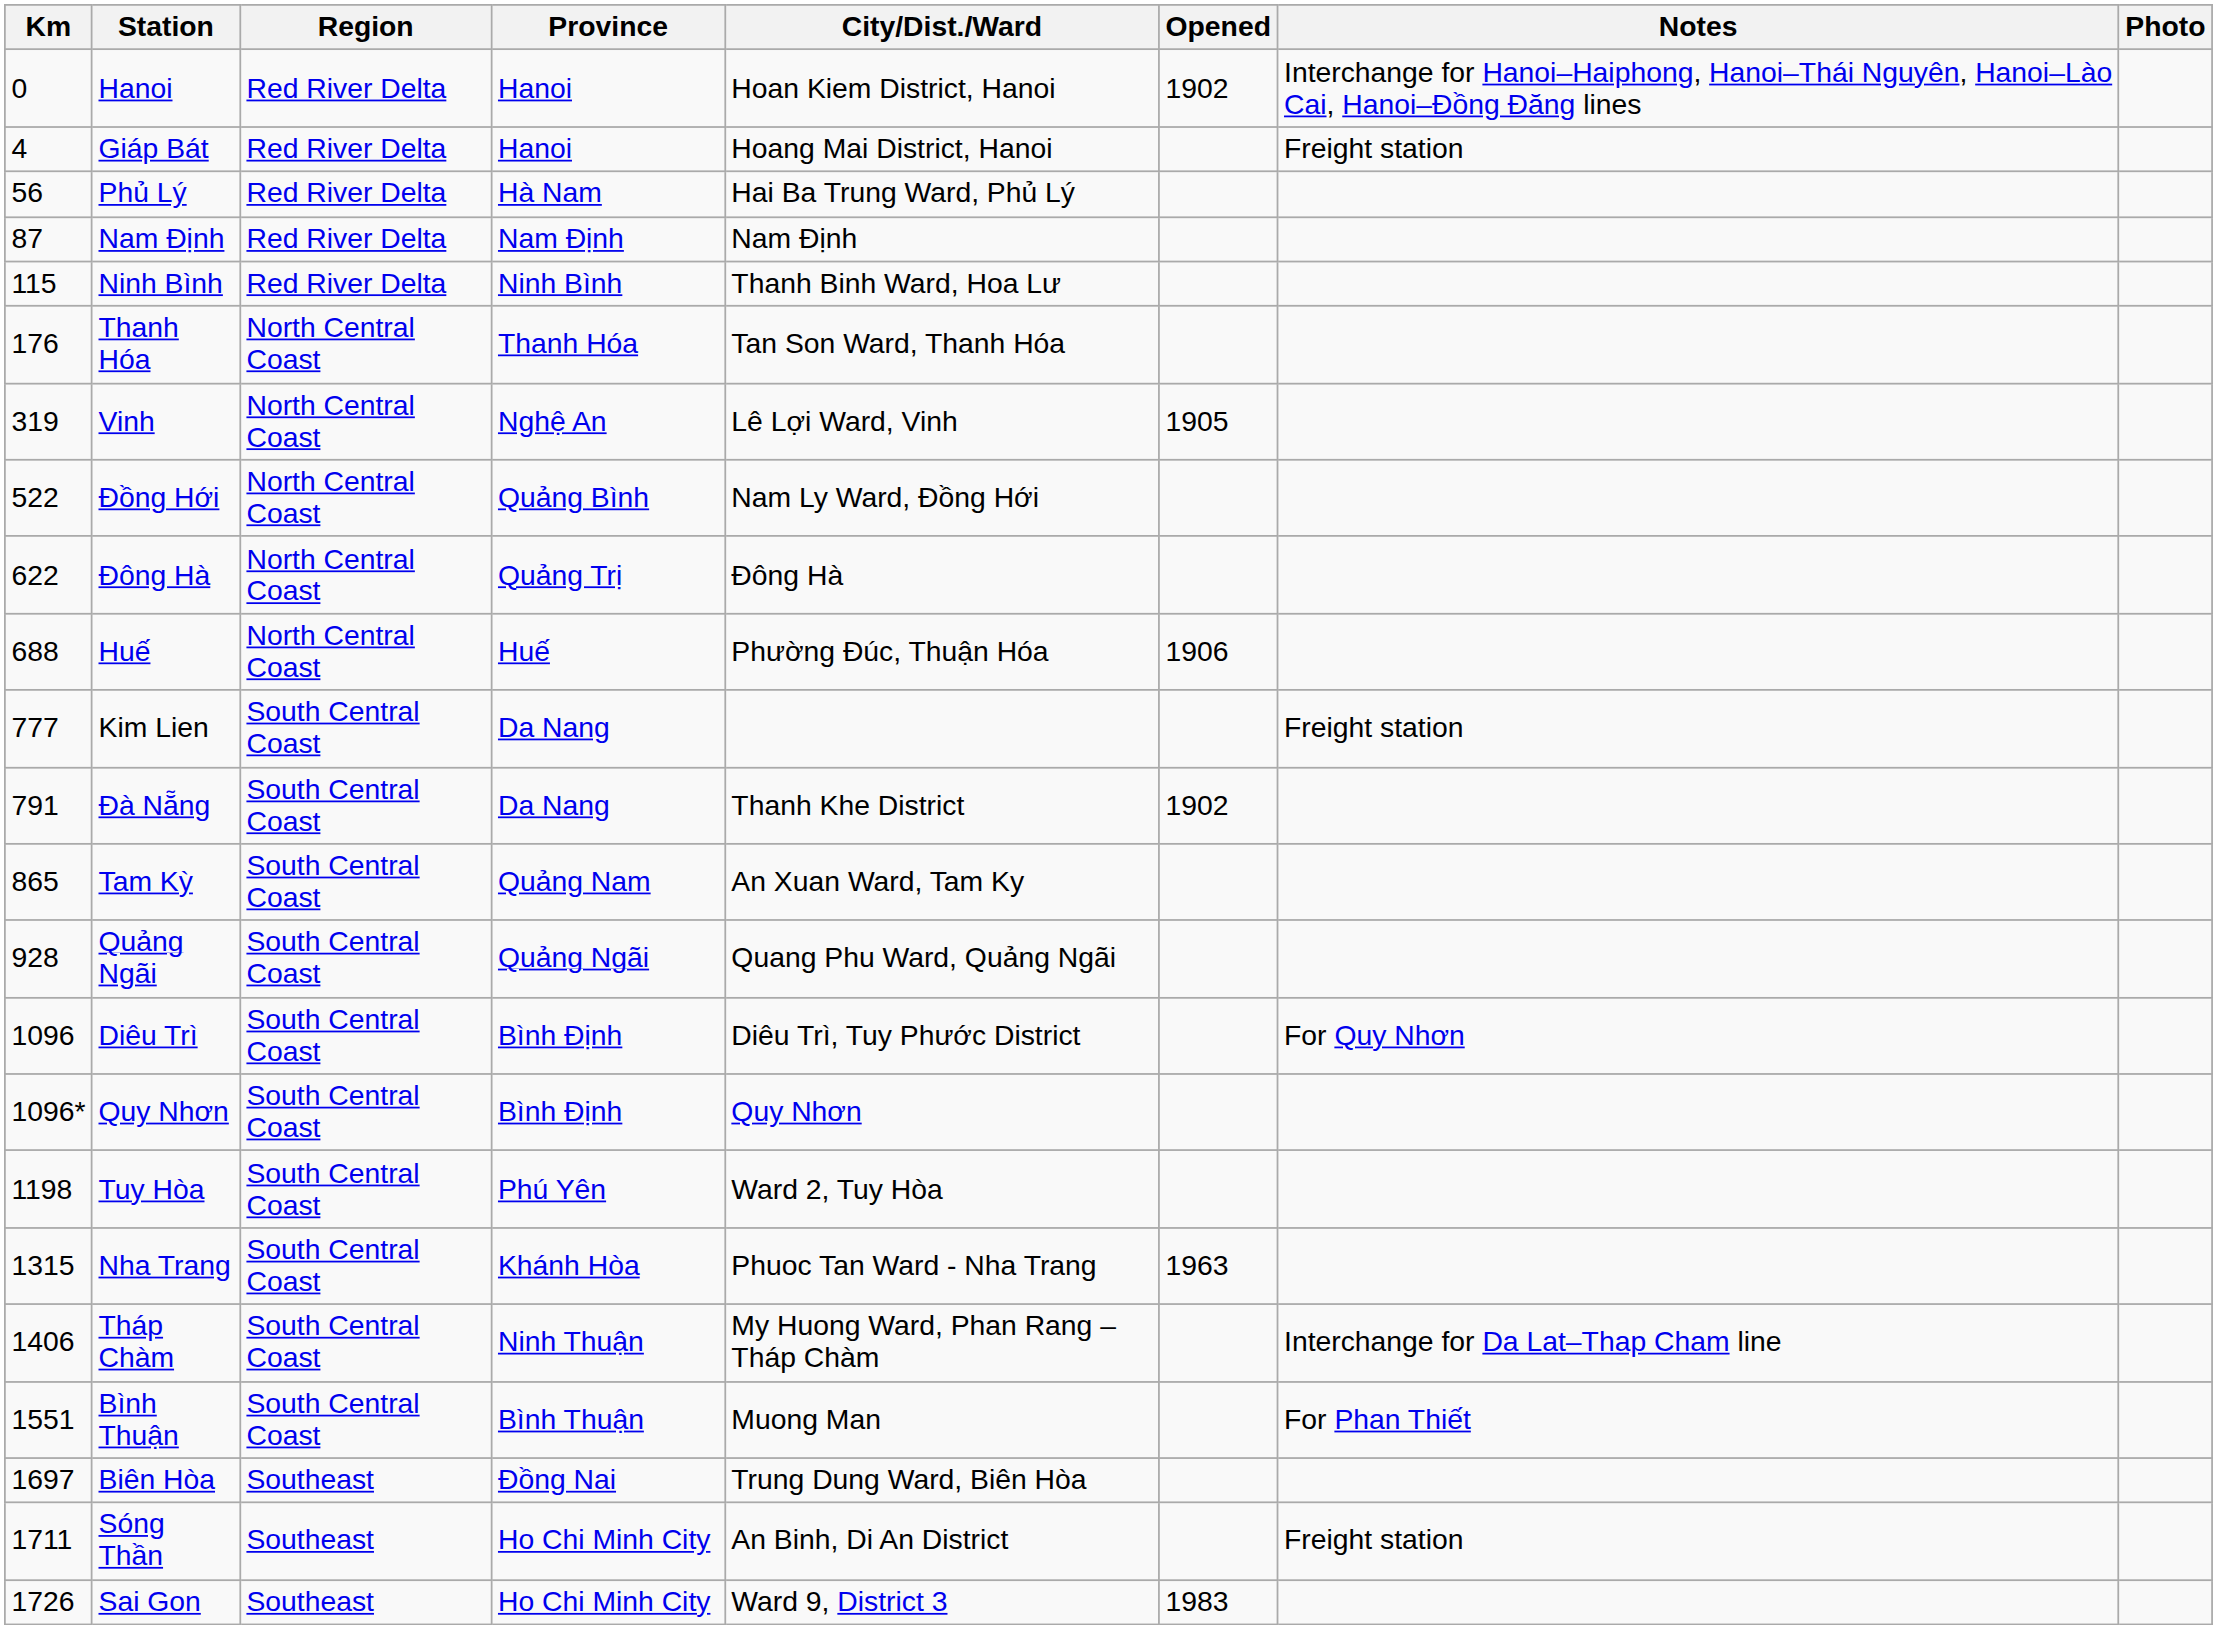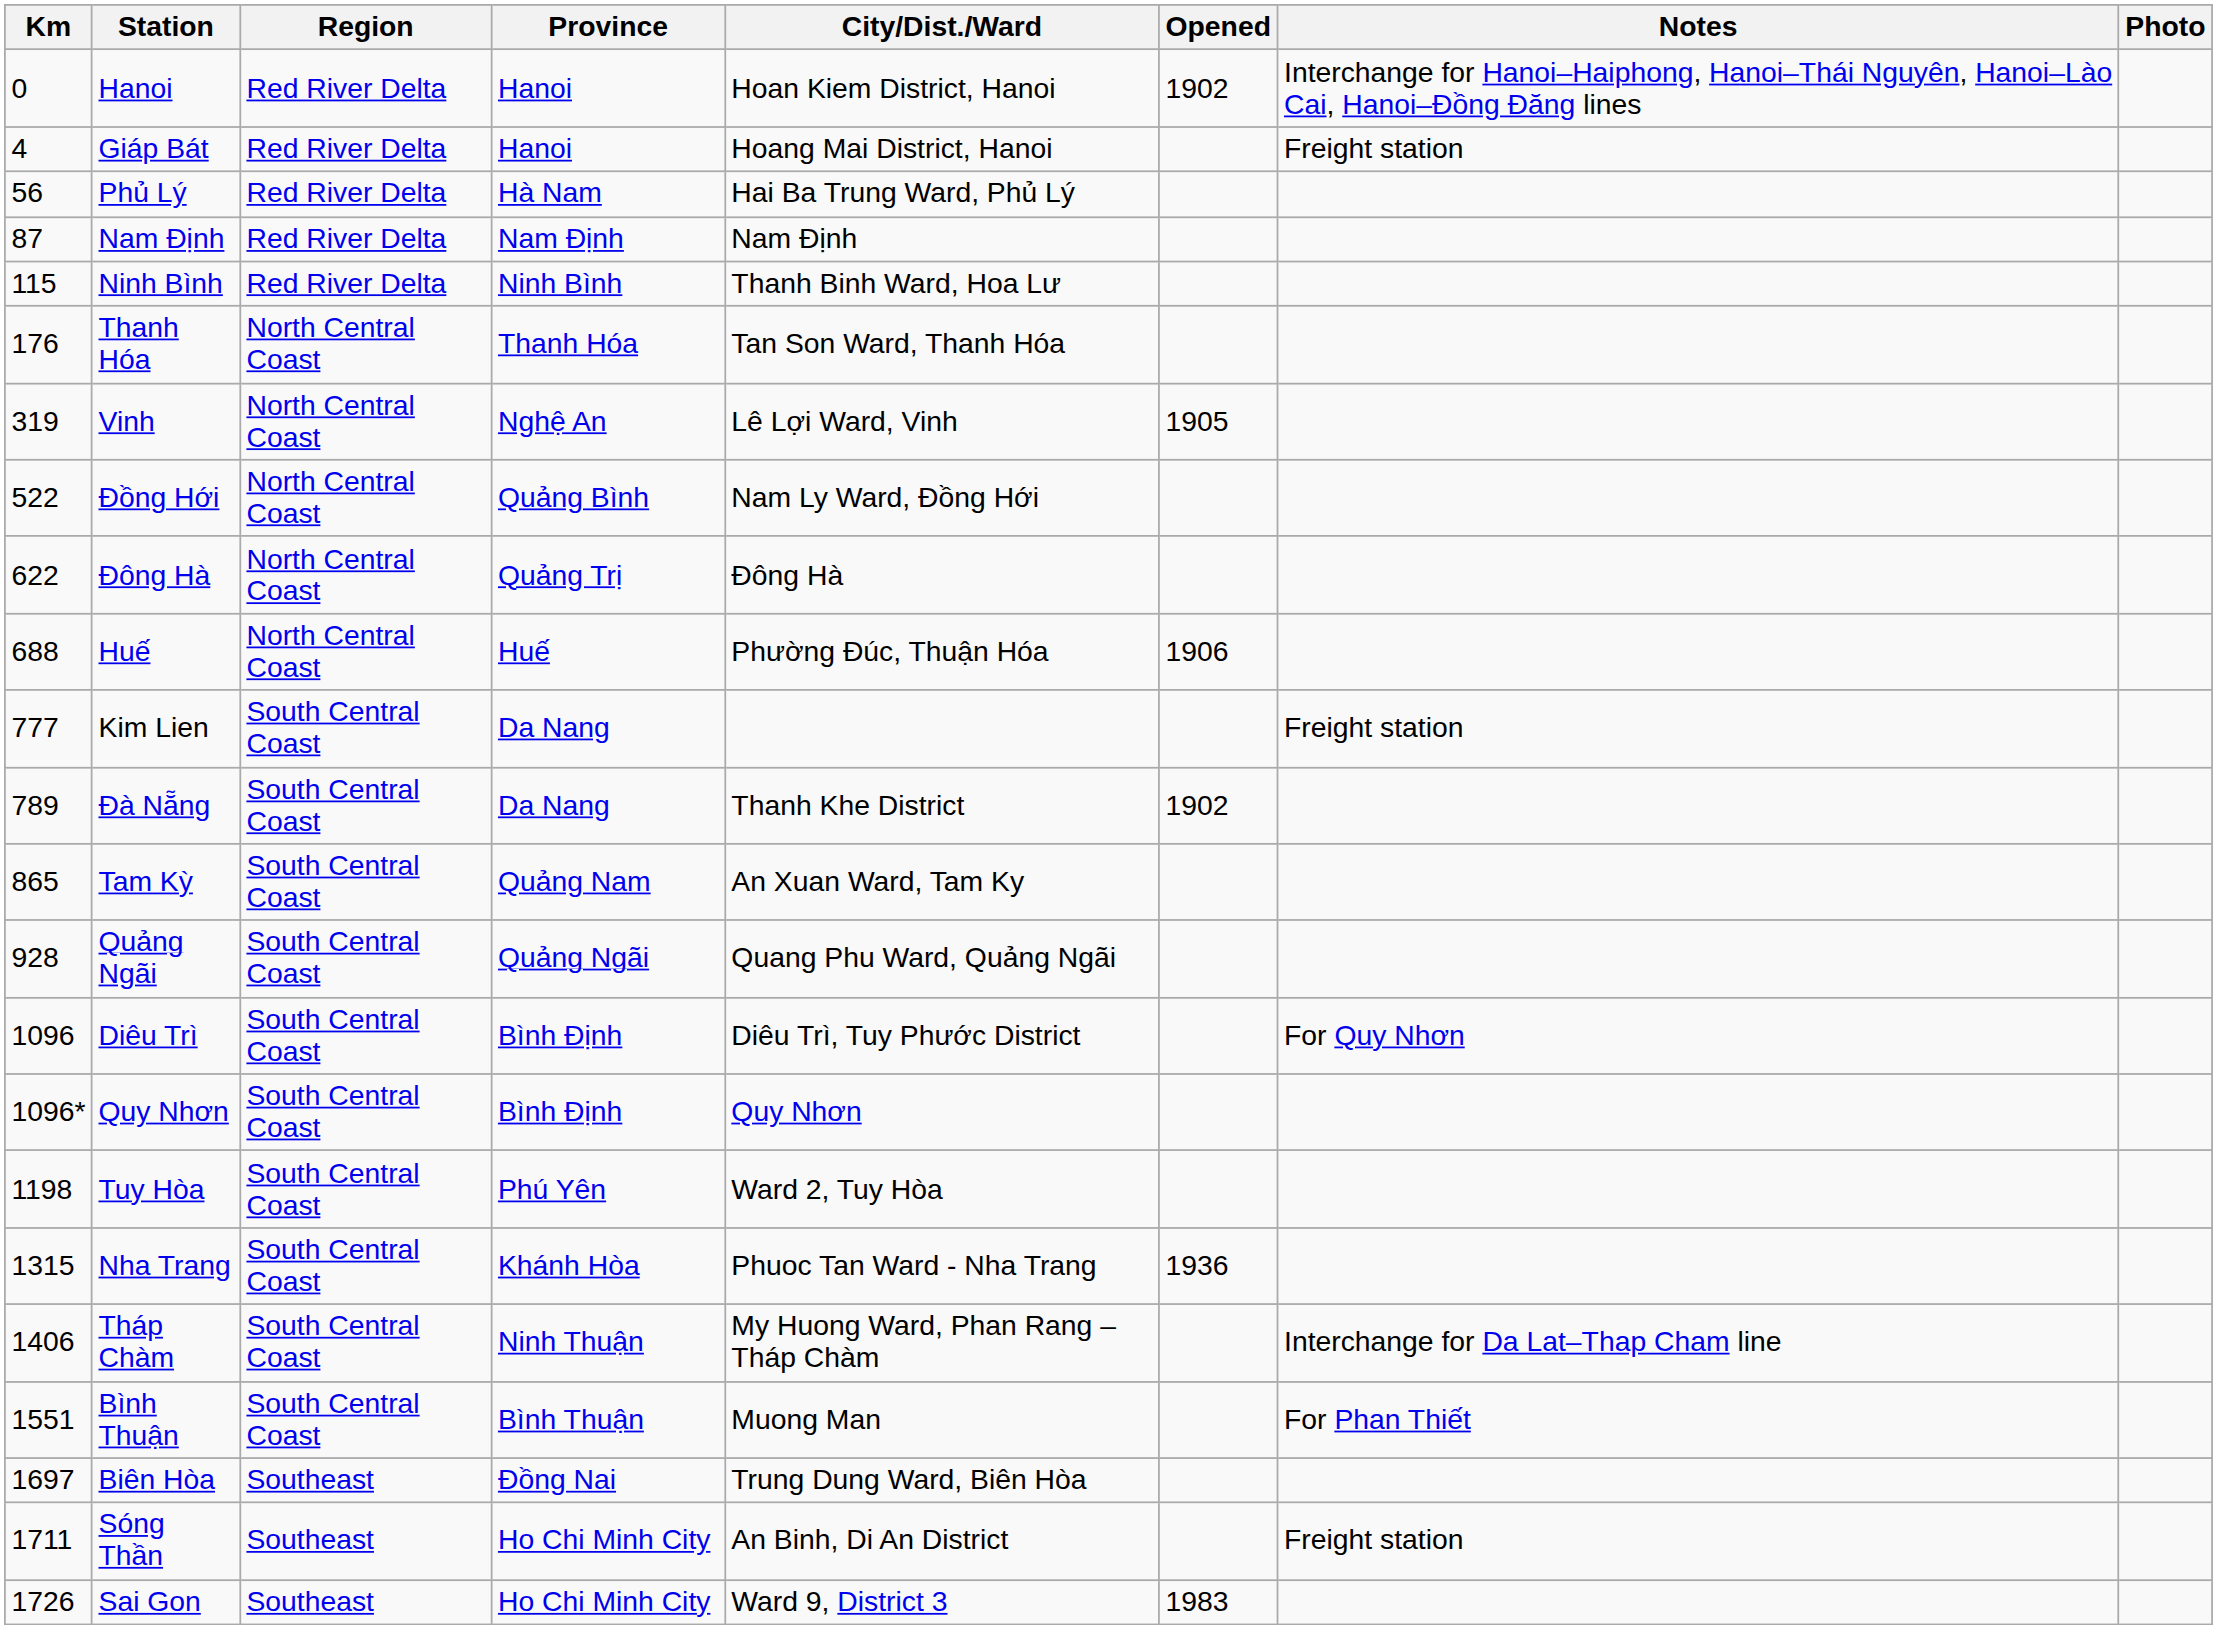(35, 804) 791 -> (35, 804) 789
(1197, 1265) 1963 -> (1197, 1265) 1936
